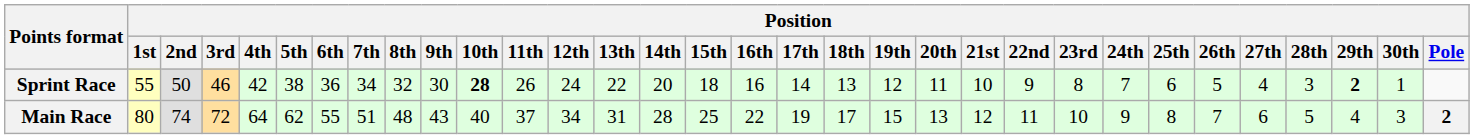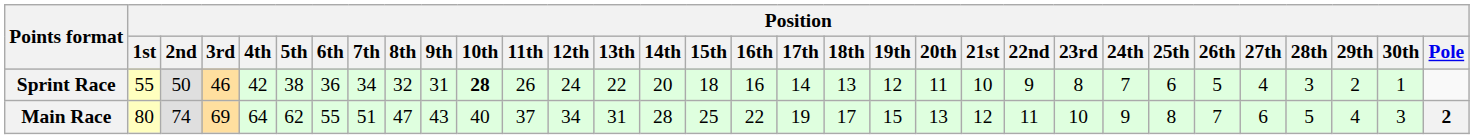(439, 84) 30 -> (439, 84) 31
(1355, 84) bold -> (1355, 84) normal
(221, 116) 72 -> (221, 116) 69
(403, 116) 48 -> (403, 116) 47
